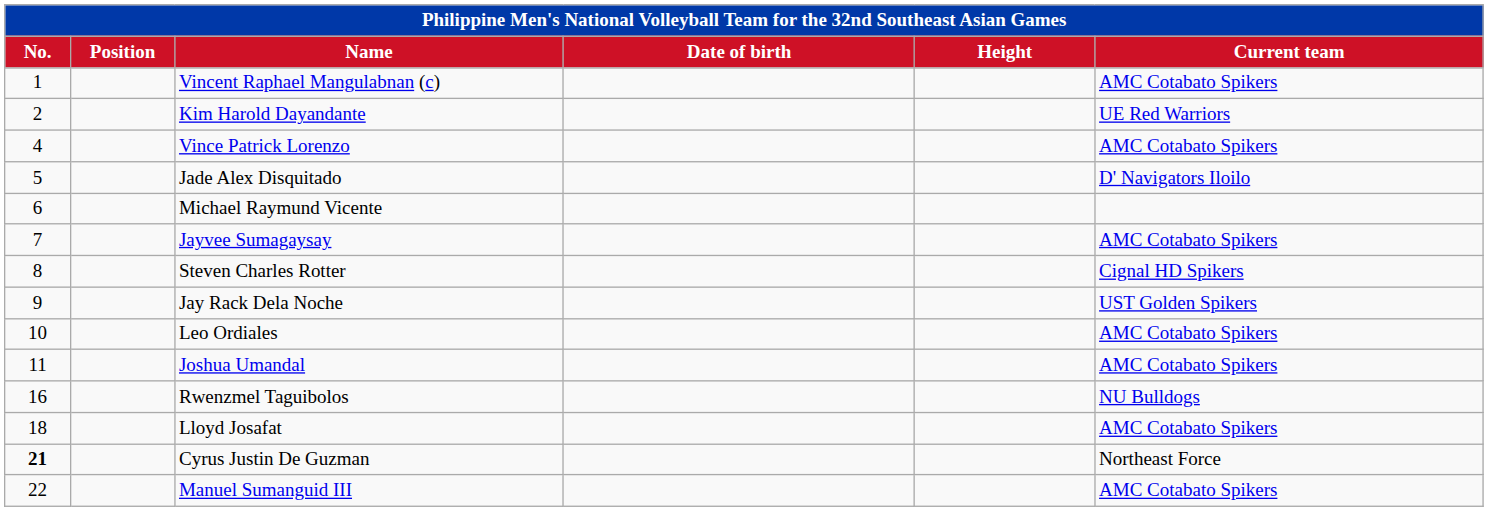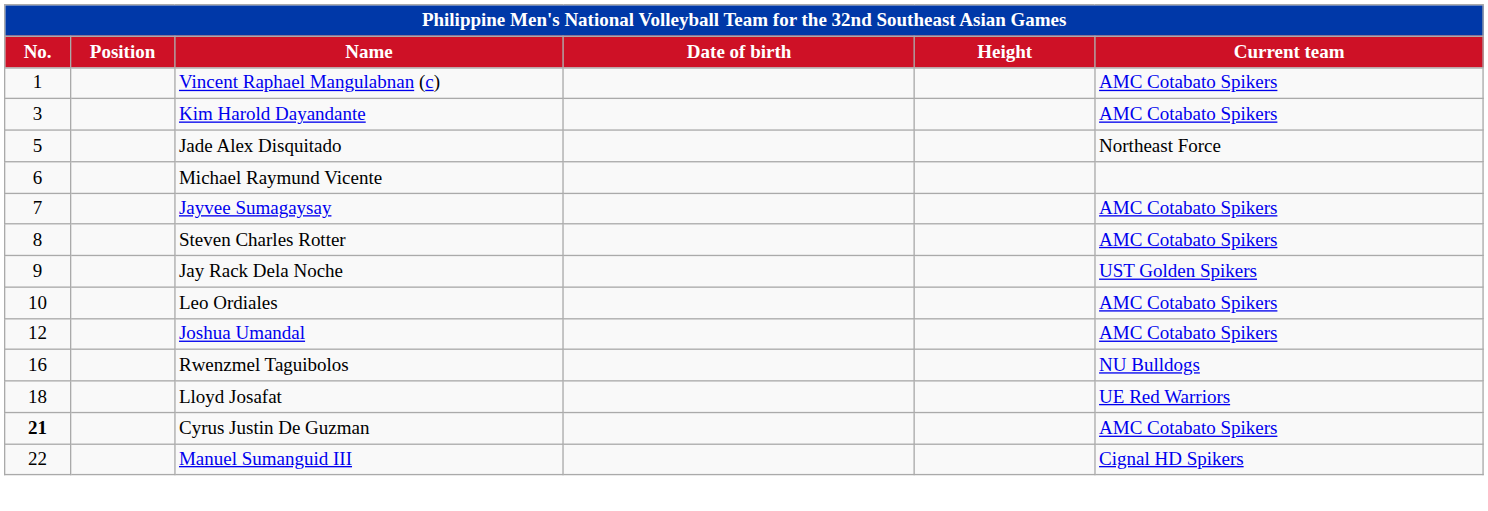(38, 114) 2 -> (38, 114) 3
(1165, 114) UE Red Warriors -> (1188, 114) AMC Cotabato Spikers
- row: (264, 145)
(1175, 177) D' Navigators Iloilo -> (1160, 145) Northeast Force
(1171, 271) Cignal HD Spikers -> (1188, 240) AMC Cotabato Spikers
(38, 365) 11 -> (38, 334) 12
(1188, 428) AMC Cotabato Spikers -> (1165, 396) UE Red Warriors
(1160, 459) Northeast Force -> (1188, 428) AMC Cotabato Spikers
(1188, 490) AMC Cotabato Spikers -> (1171, 459) Cignal HD Spikers
